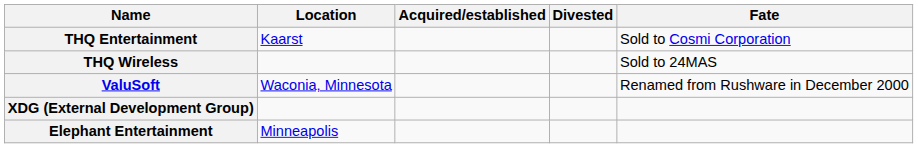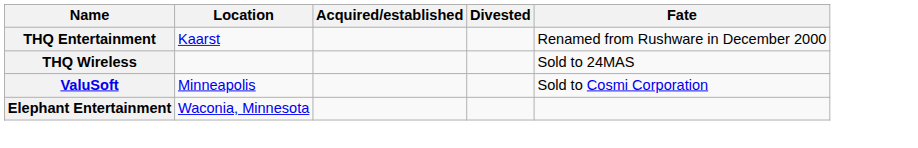(705, 39) Sold to Cosmi Corporation -> (682, 39) Renamed from Rushware in December 2000
(326, 85) Waconia, Minnesota -> (217, 85) Minneapolis
(764, 85) Renamed from Rushware in December 2000 -> (623, 85) Sold to Cosmi Corporation
- row: (131, 108)
(299, 131) Minneapolis -> (244, 108) Waconia, Minnesota
